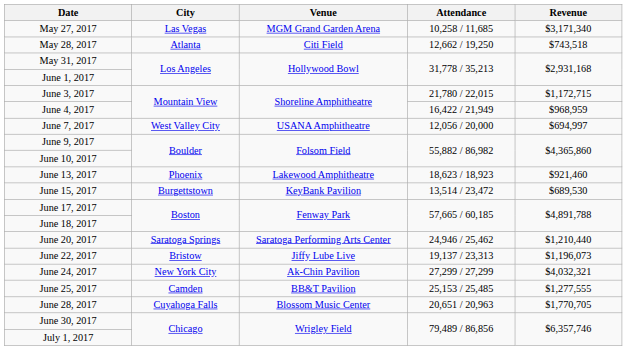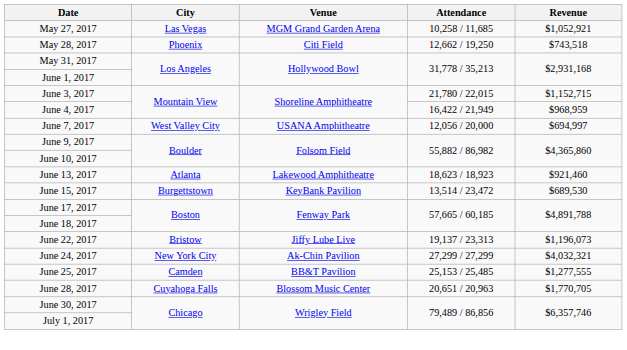(568, 28) $3,171,340 -> (568, 28) $1,052,921
(185, 45) Atlanta -> (185, 45) Phoenix
(568, 93) $1,172,715 -> (568, 93) $1,152,715
(185, 175) Phoenix -> (185, 175) Atlanta
- row: (68, 239)
